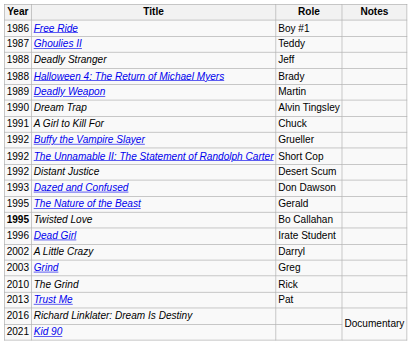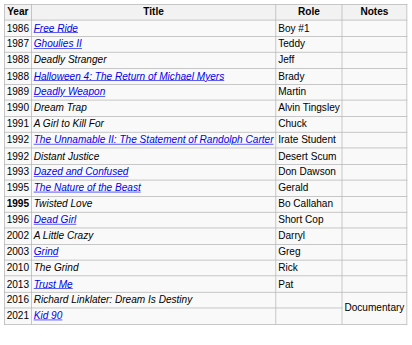- row: (89, 140)
(301, 156) Short Cop -> (307, 140) Irate Student
(307, 236) Irate Student -> (301, 220) Short Cop
